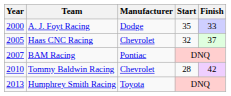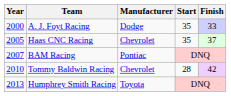(187, 41) 32 -> (187, 41) 35
